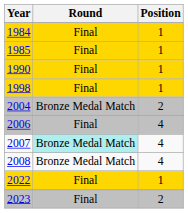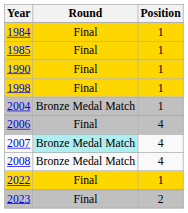(161, 106) 2 -> (161, 106) 1
